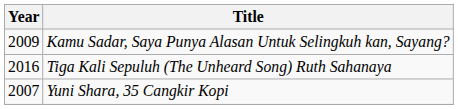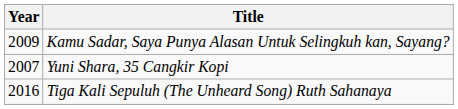rows swapped: (219, 66) <-> (138, 91)
